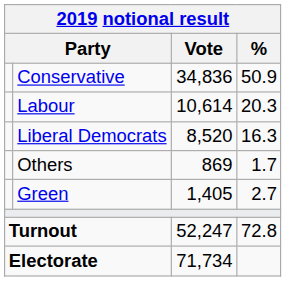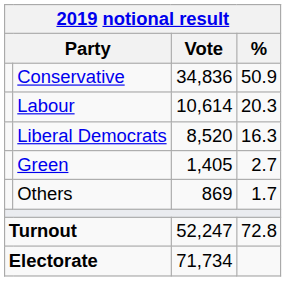rows swapped: (43, 194) <-> (45, 164)
